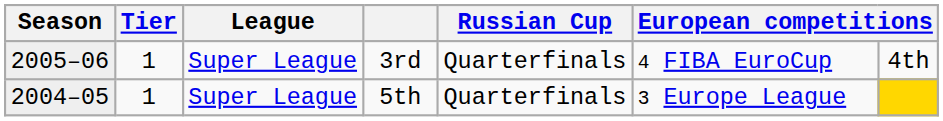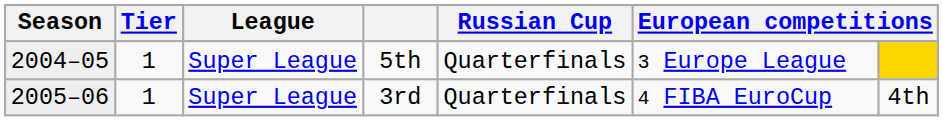rows swapped: (400, 97) <-> (400, 60)
